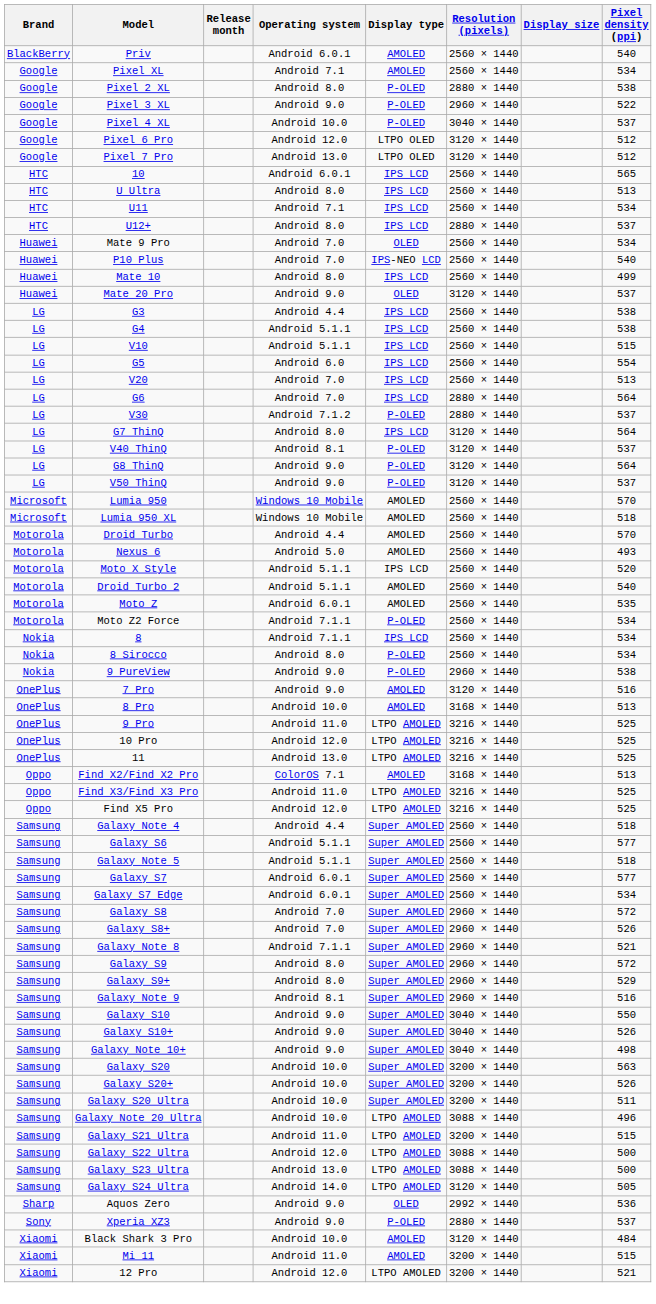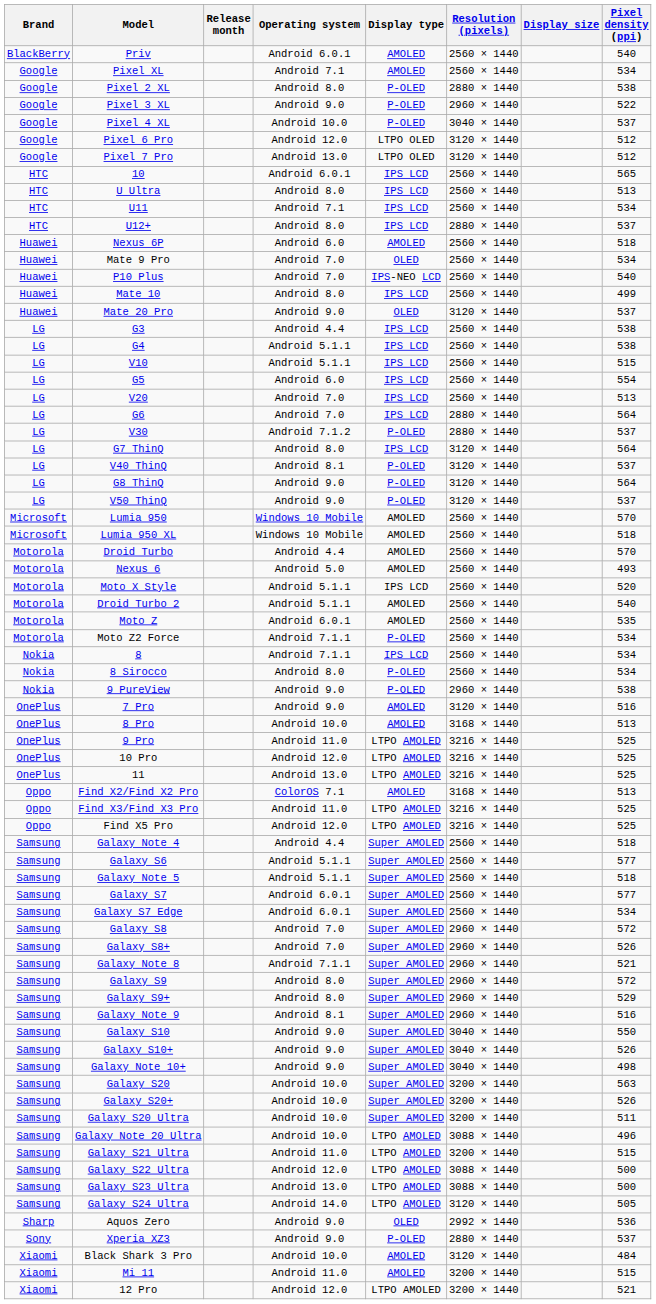+ row: (138, 243)
